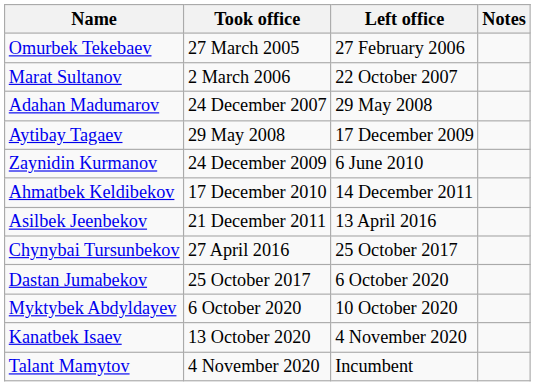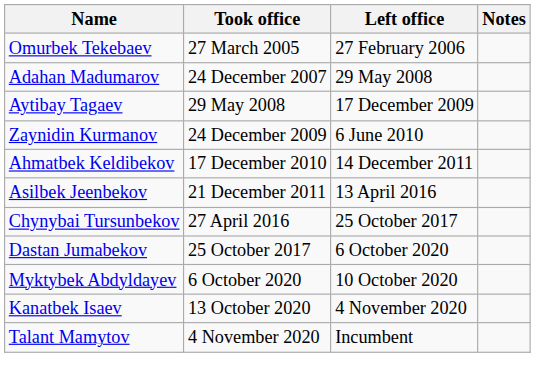- row: (65, 76)
